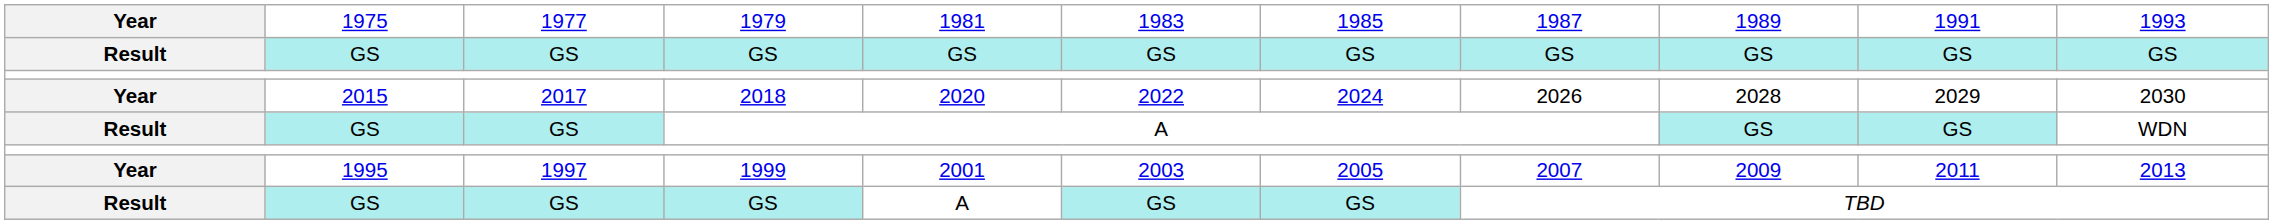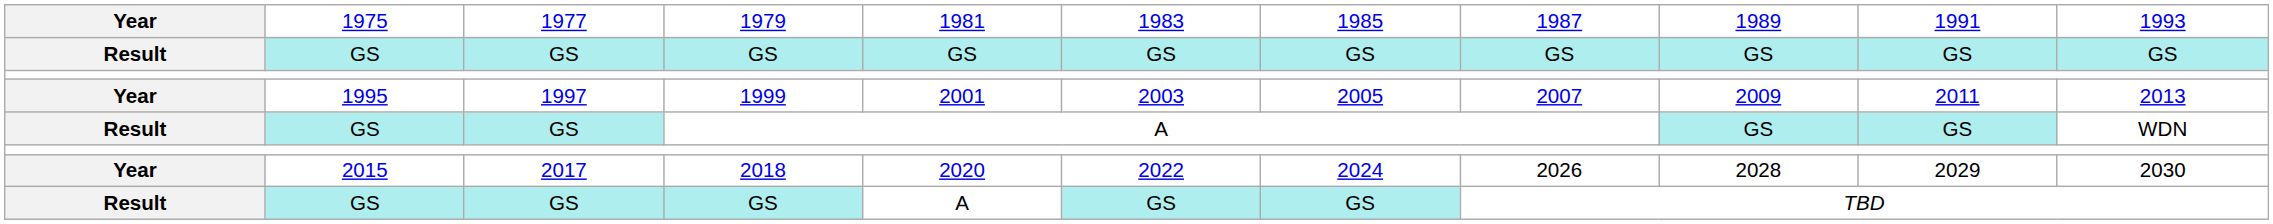rows swapped: (365, 171) <-> (365, 96)
